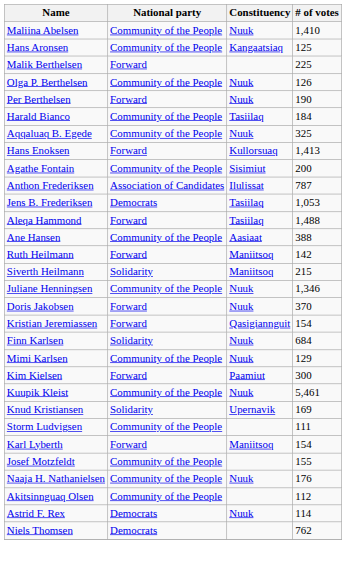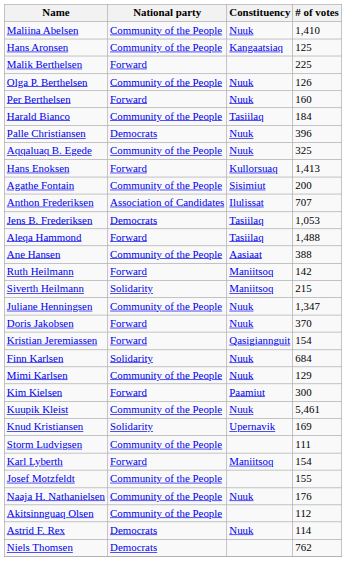(304, 99) 190 -> (304, 99) 160
+ row: (46, 133)
(304, 185) 787 -> (304, 202) 707
(308, 289) 1,346 -> (308, 306) 1,347
